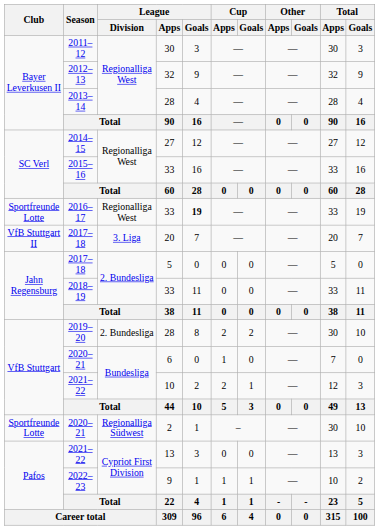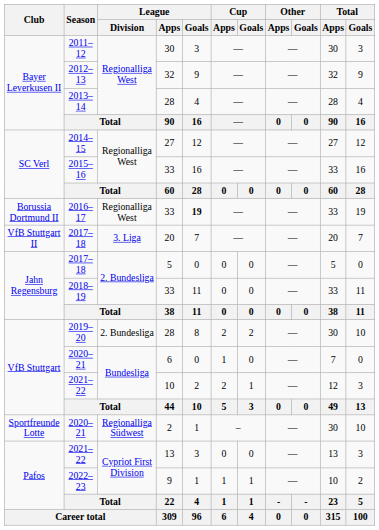(34, 211) Sportfreunde Lotte -> (34, 211) Borussia Dortmund II
